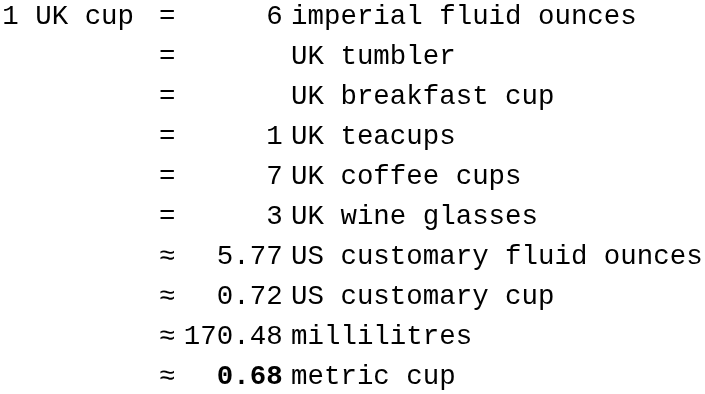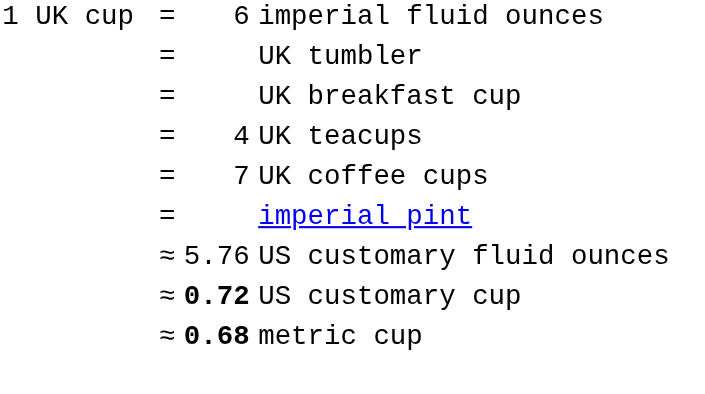(274, 136) 1 -> (241, 136) 4
- row: (415, 217)
+ row: (365, 217)
(250, 257) 5.77 -> (217, 257) 5.76
(250, 297) normal -> (217, 297) bold
- row: (382, 337)
